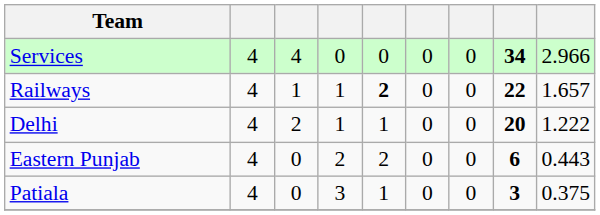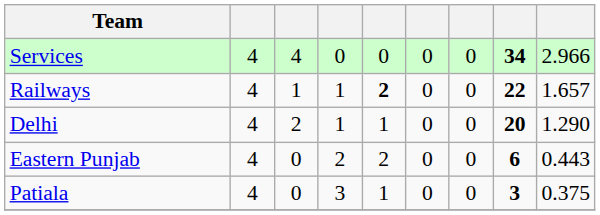(566, 124) 1.222 -> (566, 124) 1.290
